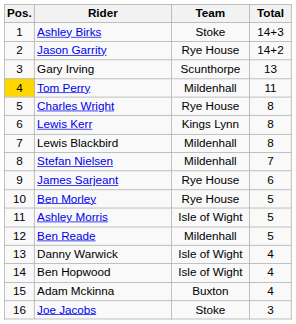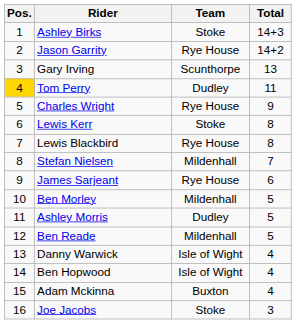(210, 87) Mildenhall -> (210, 87) Dudley
(271, 106) 8 -> (271, 106) 9
(210, 124) Kings Lynn -> (210, 124) Stoke
(210, 143) Mildenhall -> (210, 143) Rye House
(210, 198) Rye House -> (210, 198) Mildenhall
(210, 217) Isle of Wight -> (210, 217) Dudley
